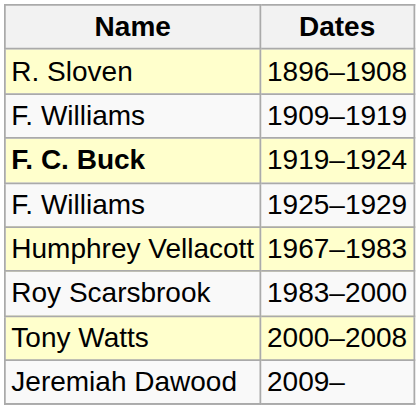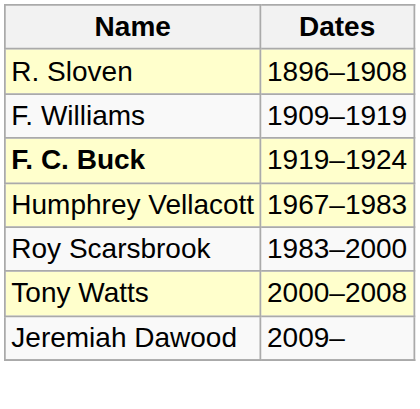- row: (337, 204)
